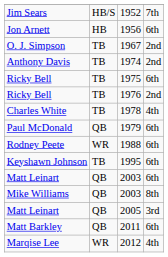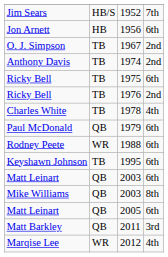(153, 210) 3rd -> (152, 210) 6th
(152, 227) 6th -> (153, 227) 3rd
